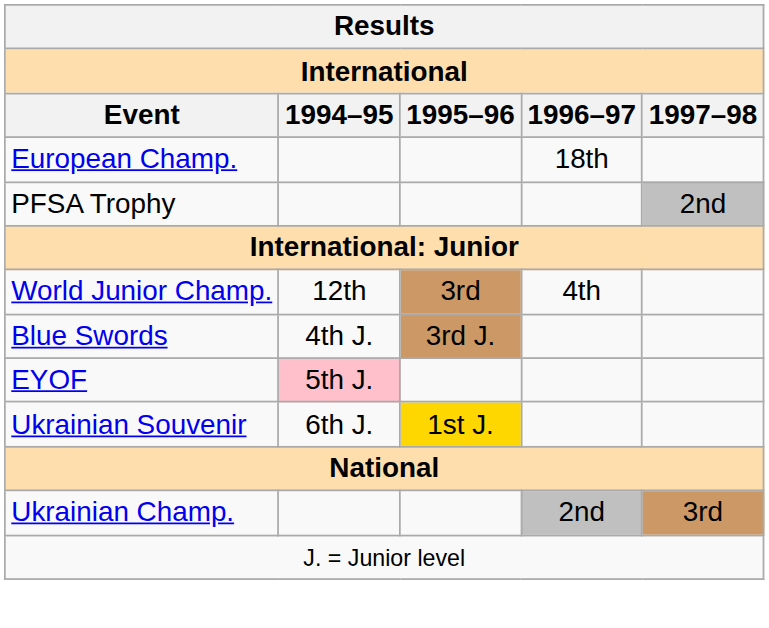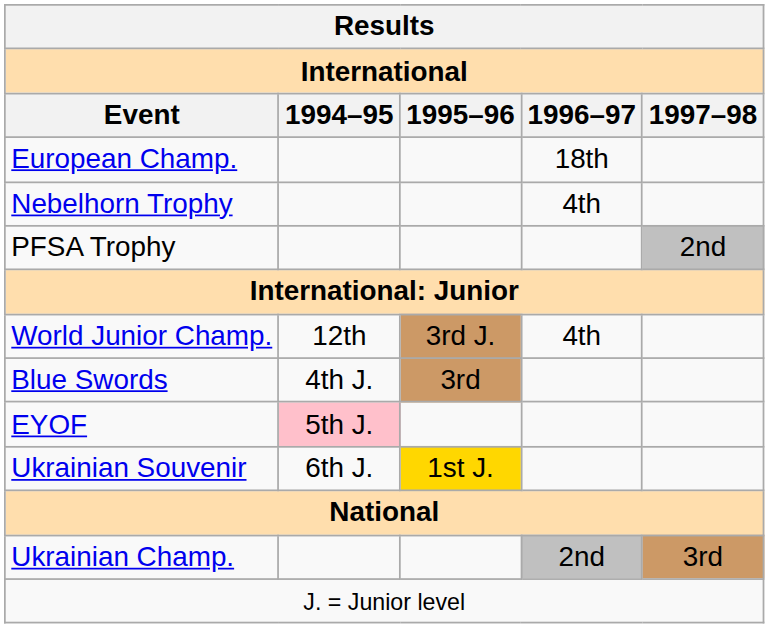+ row: (122, 203)
(461, 291) 3rd -> (461, 335) 3rd J.
(461, 335) 3rd J. -> (461, 379) 3rd
